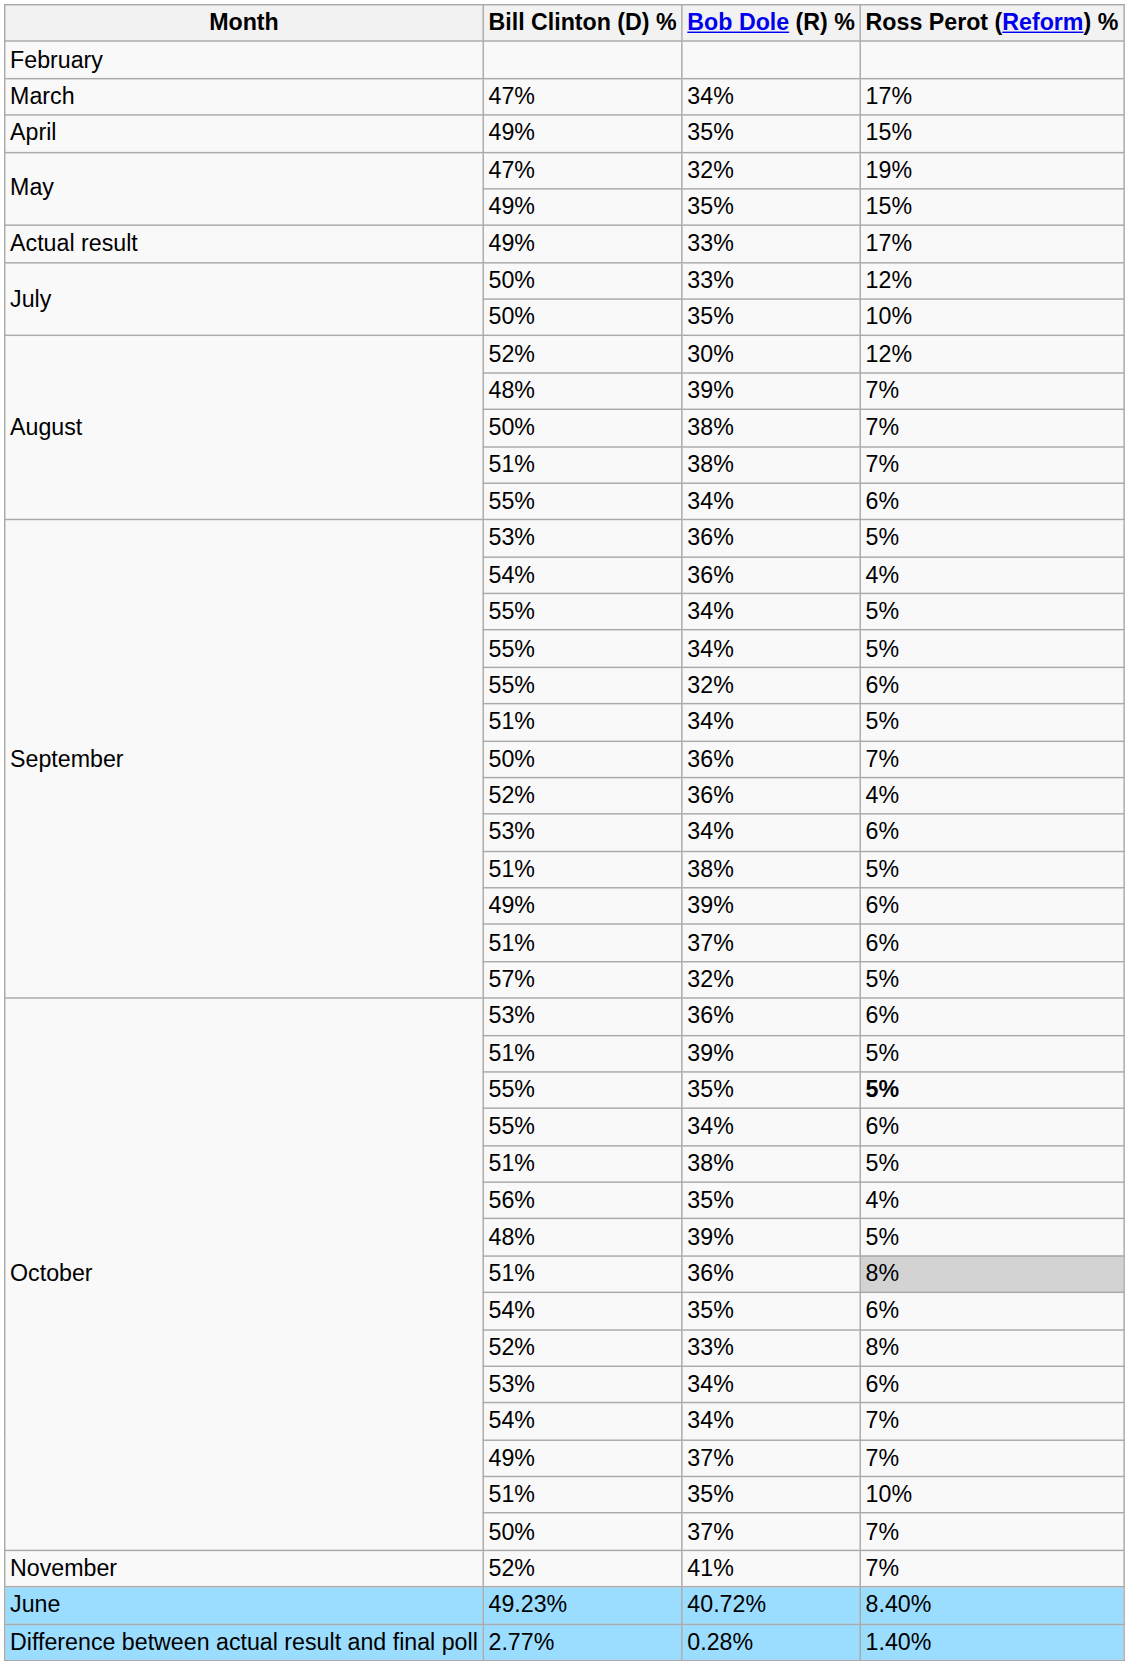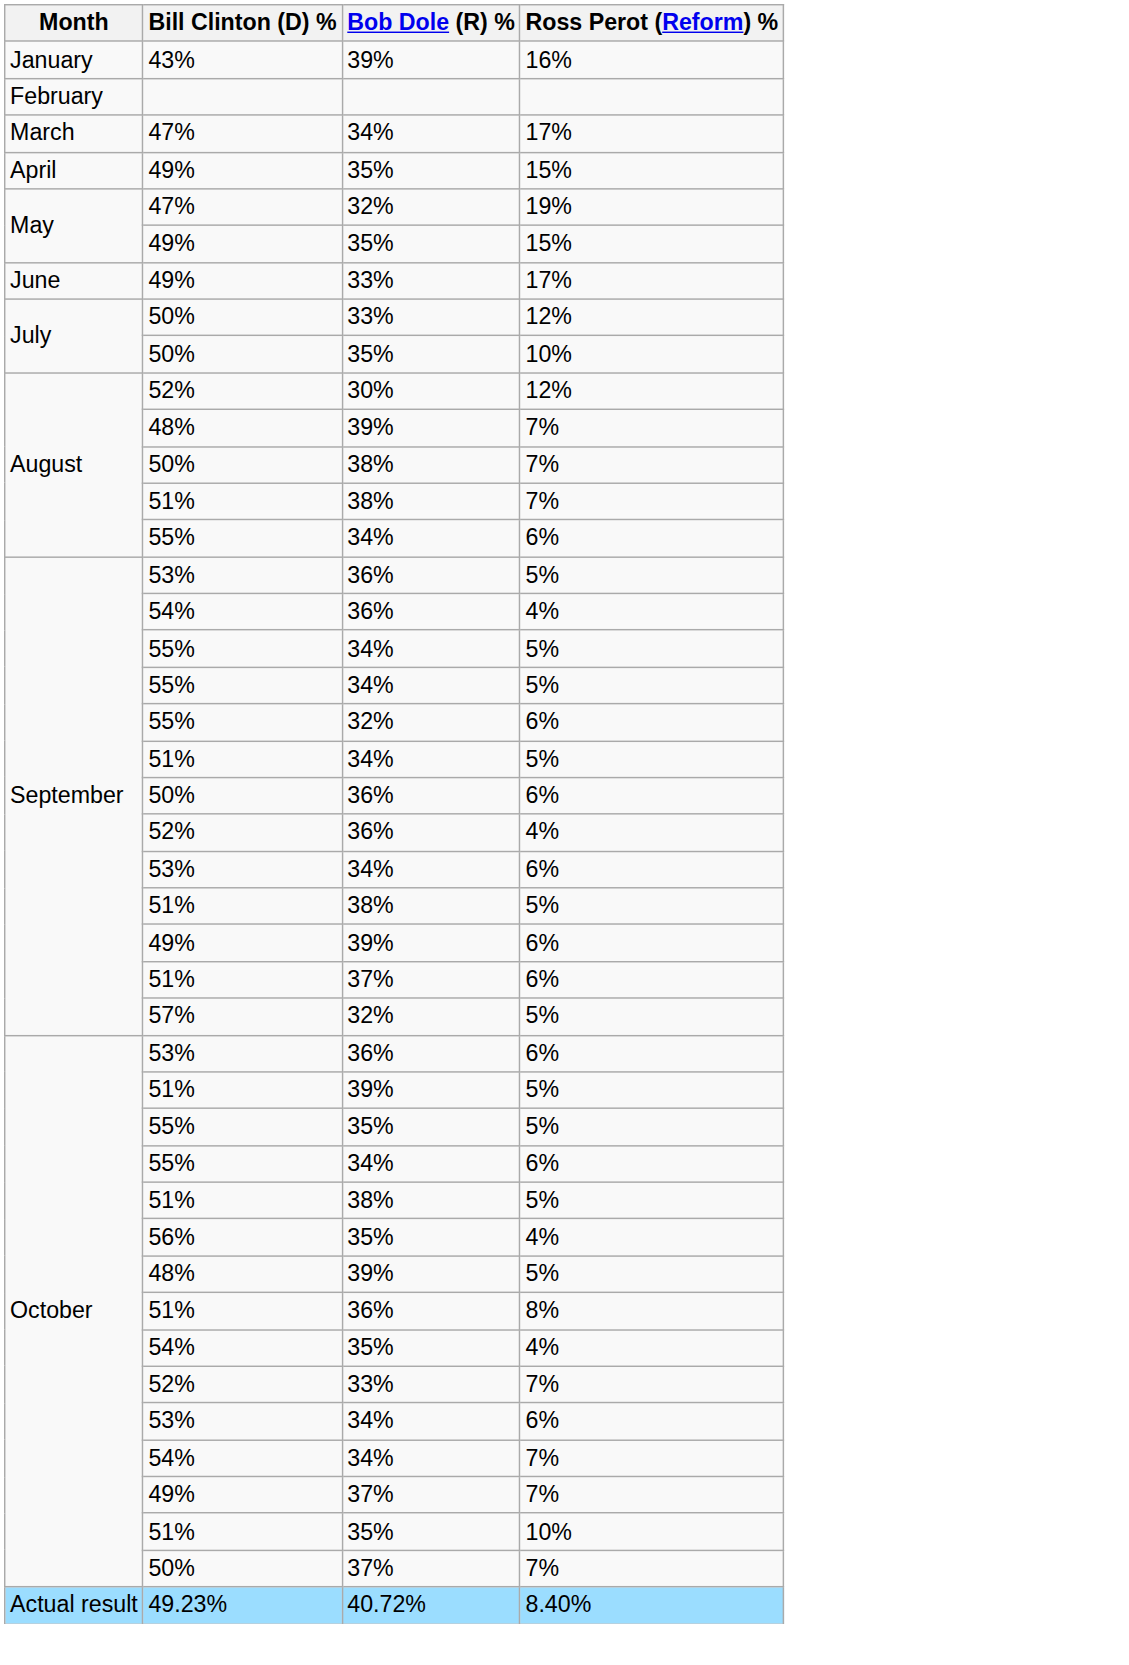+ row: (172, 59)
(74, 243) Actual result -> (35, 280) June
(882, 758) 7% -> (542, 795) 6%
(882, 1089) bold -> (542, 1126) normal
(882, 1273) lightgrey background -> (542, 1310) no background
(882, 1310) 6% -> (542, 1347) 4%
(882, 1347) 8% -> (542, 1384) 7%
- row: (512, 1568)
(35, 1605) June -> (74, 1605) Actual result
- row: (521, 1641)
